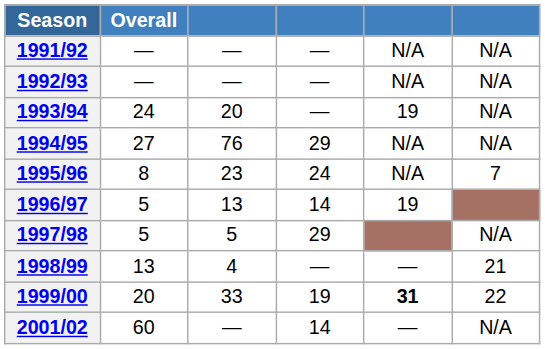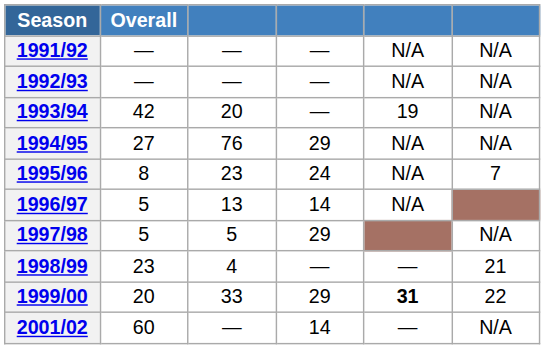(144, 112) 24 -> (144, 112) 42
(408, 204) 19 -> (408, 204) N/A
(144, 266) 13 -> (144, 266) 23
(320, 297) 19 -> (320, 297) 29
